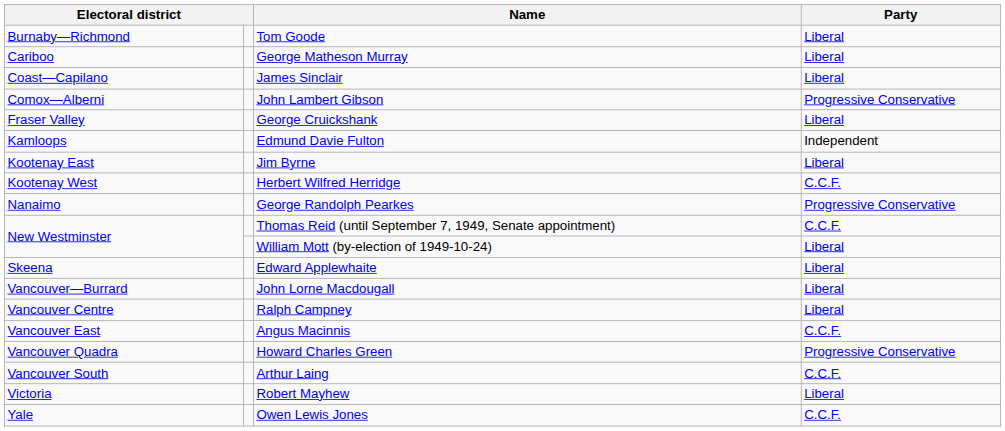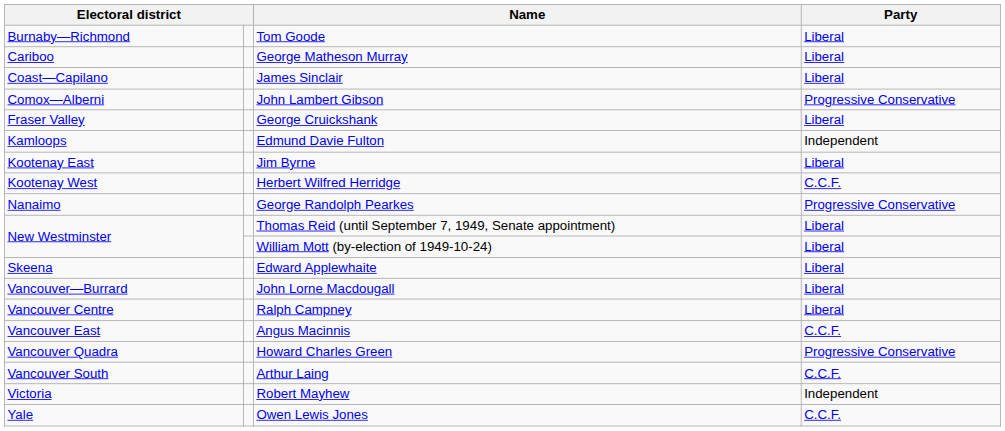(823, 225) C.C.F. -> (824, 225) Liberal
(824, 394) Liberal -> (841, 394) Independent
